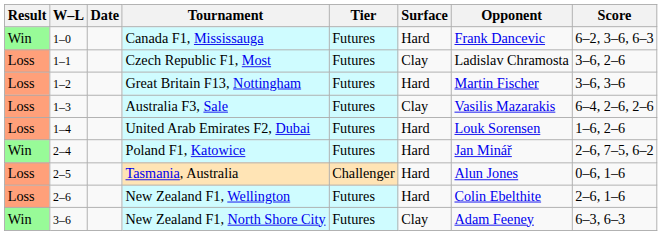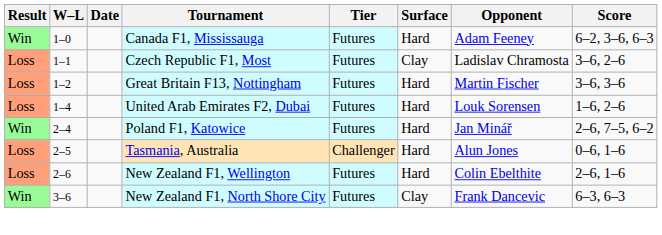(500, 38) Frank Dancevic -> (494, 38) Adam Feeney
- row: (177, 106)
(494, 219) Adam Feeney -> (500, 196) Frank Dancevic
